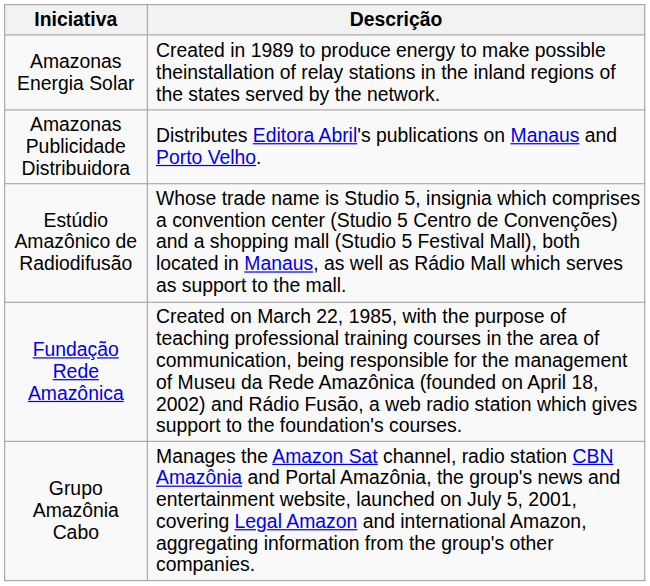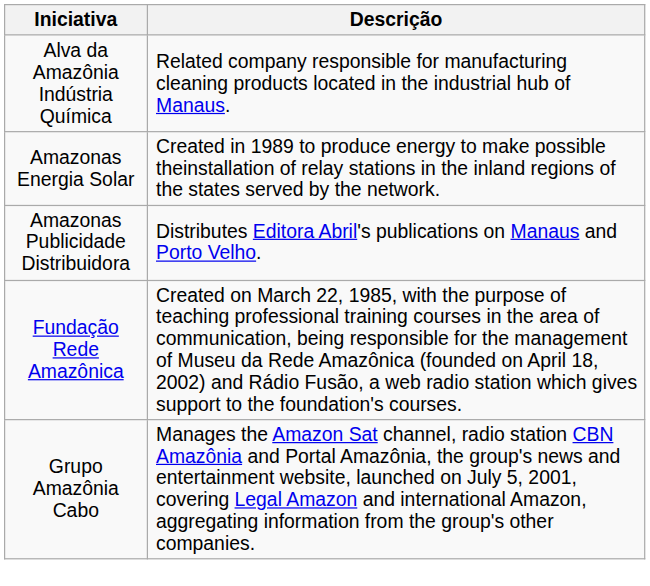+ row: (76, 83)
- row: (76, 242)
